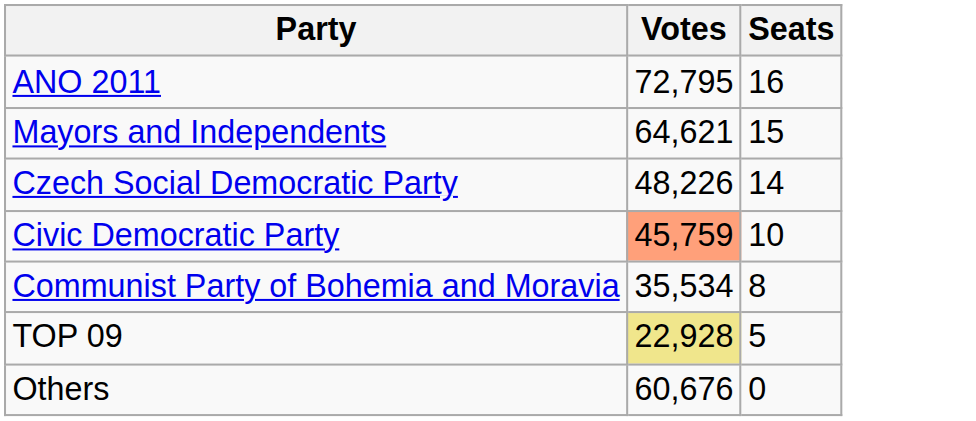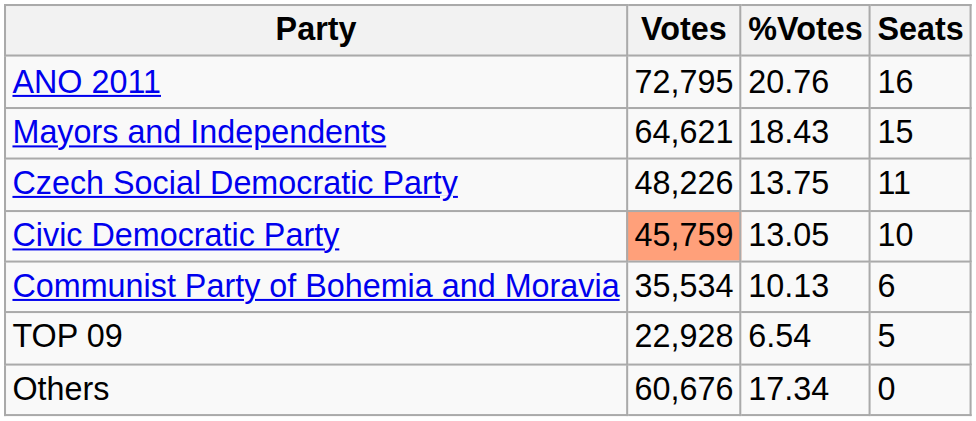+ column: (805, 30)
(766, 183) 14 -> (894, 183) 11
(757, 286) 8 -> (887, 286) 6
(684, 337) khaki background -> (684, 337) no background
